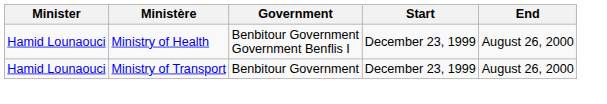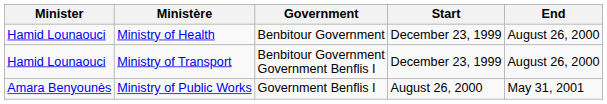(295, 41) Benbitour Government Government Benflis I -> (321, 34) Benbitour Government
(295, 68) Benbitour Government -> (321, 61) Benbitour Government Government Benflis I
+ row: (184, 88)
